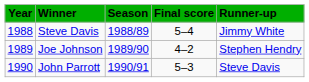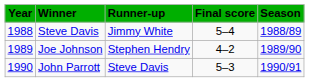columns swapped: (248, 13) <-> (128, 13)
